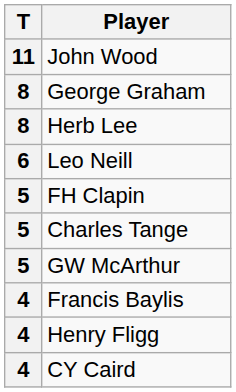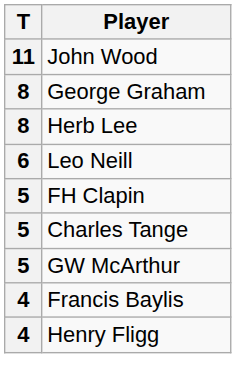- row: (92, 369)
